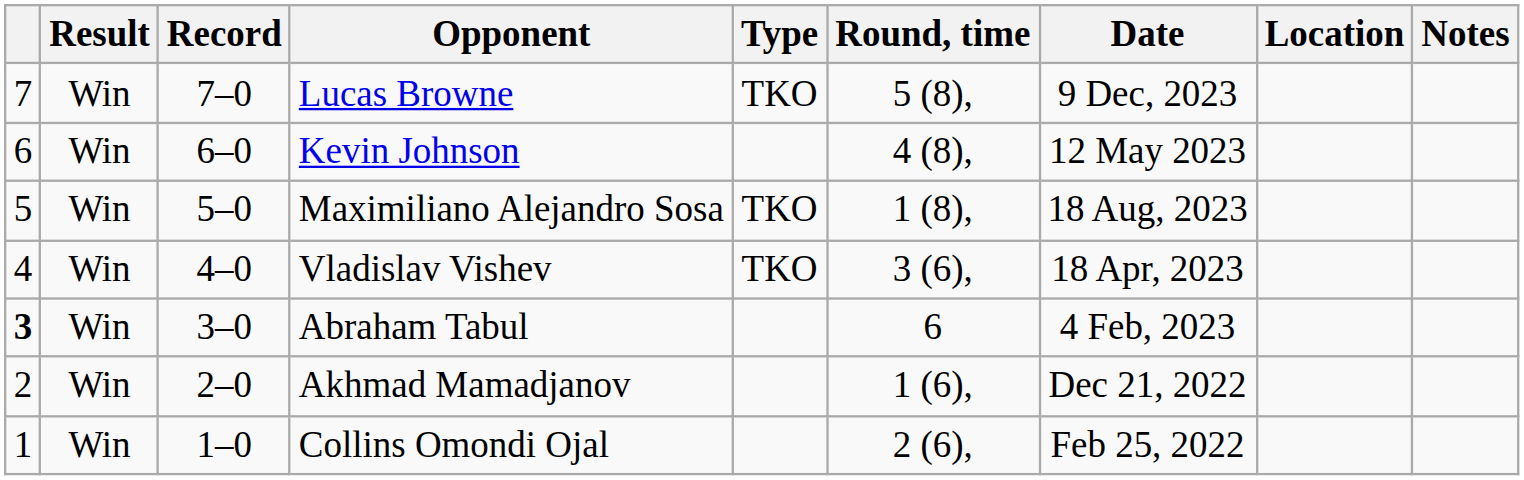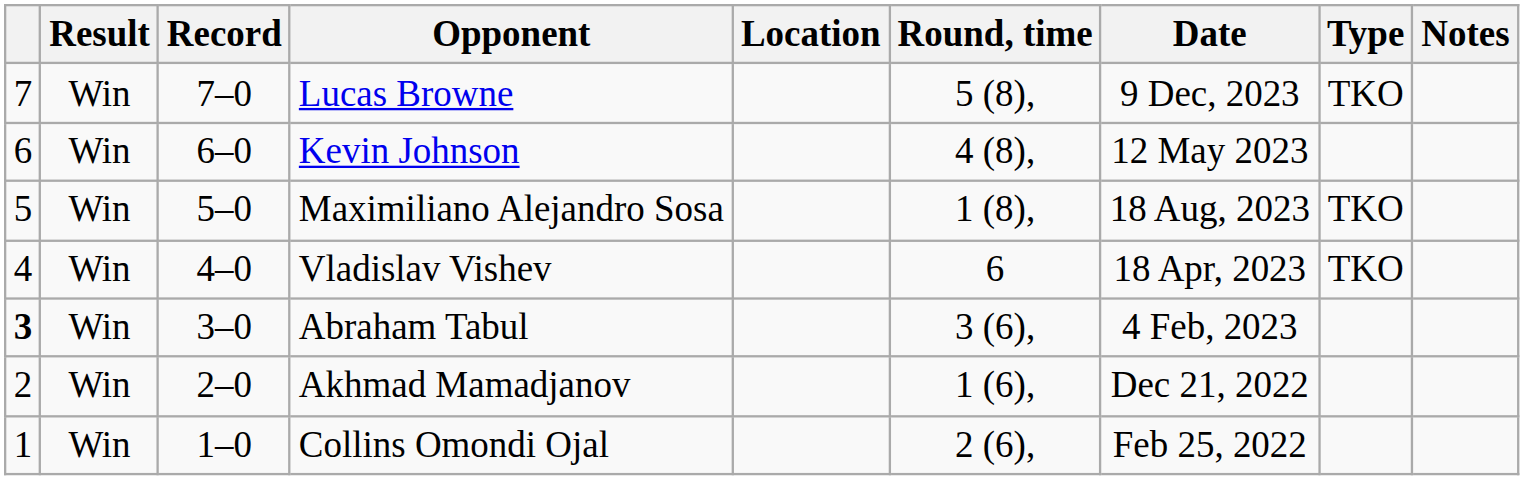columns swapped: (780, 33) <-> (1334, 33)
(933, 268) 3 (6), -> (995, 268) 6
(933, 326) 6 -> (995, 326) 3 (6),
